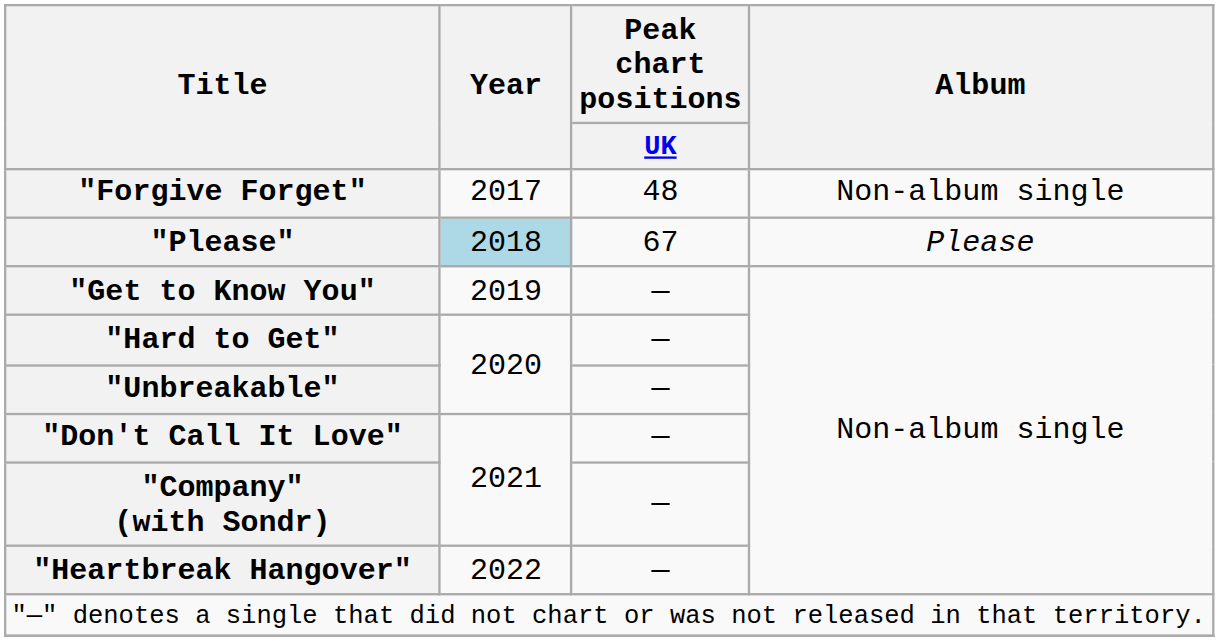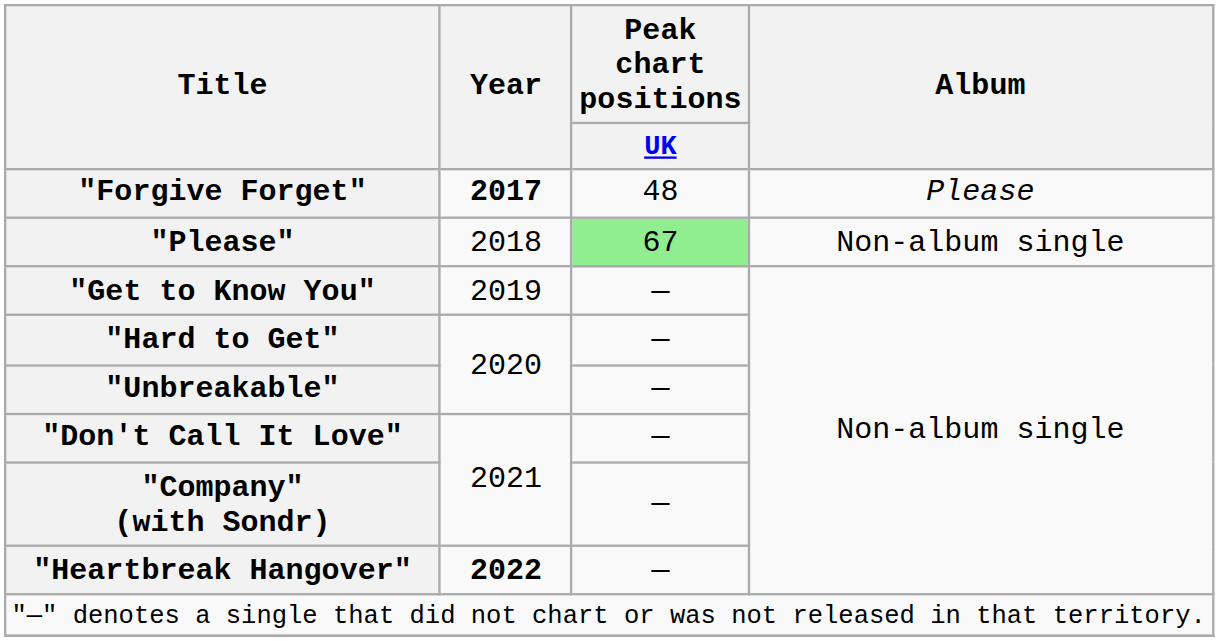(506, 193) normal -> (506, 193) bold
(980, 193) Non-album single -> (980, 193) Please
(506, 242) lightblue background -> (506, 242) no background
(660, 242) no background -> (660, 242) lightgreen background
(980, 242) Please -> (980, 242) Non-album single
(506, 571) normal -> (506, 571) bold
